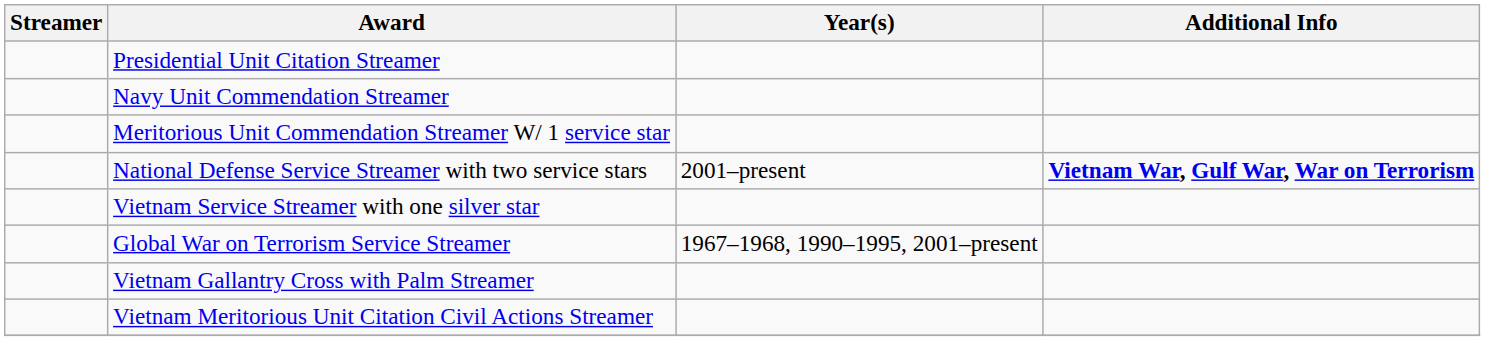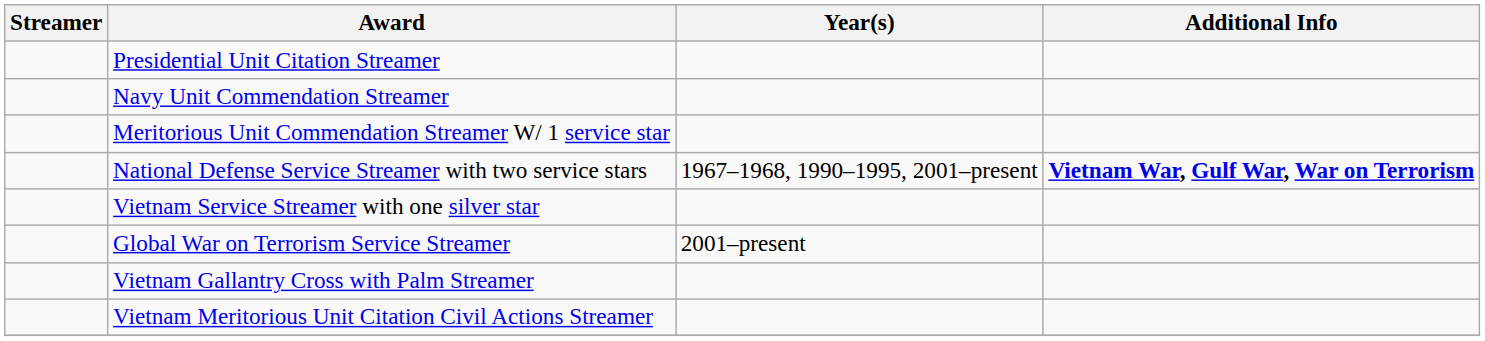(743, 170) 2001–present -> (859, 170) 1967–1968, 1990–1995, 2001–present
(859, 243) 1967–1968, 1990–1995, 2001–present -> (743, 243) 2001–present
